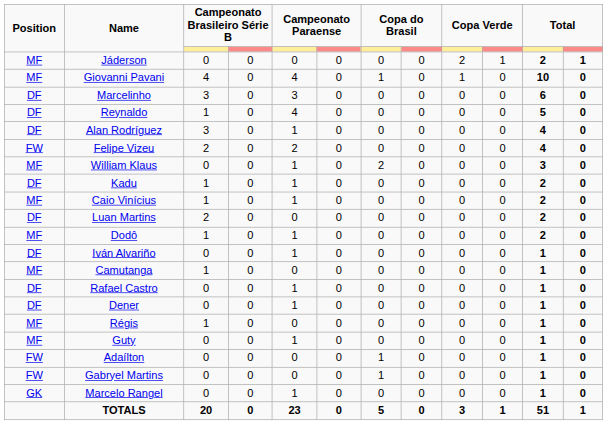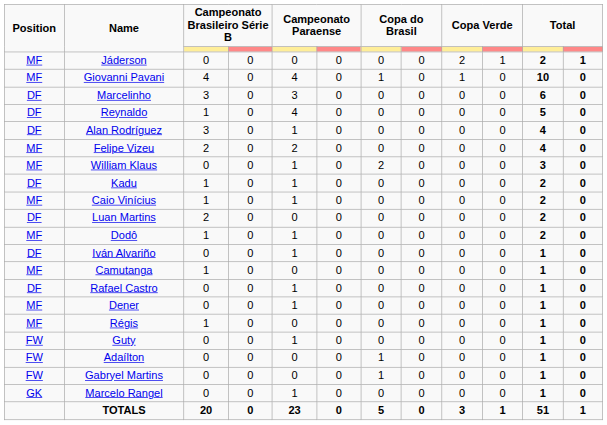(34, 148) FW -> (34, 148) MF
(34, 305) DF -> (34, 305) MF
(34, 340) MF -> (34, 340) FW
